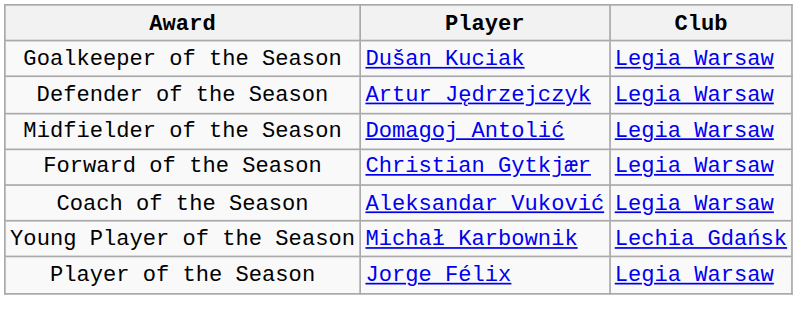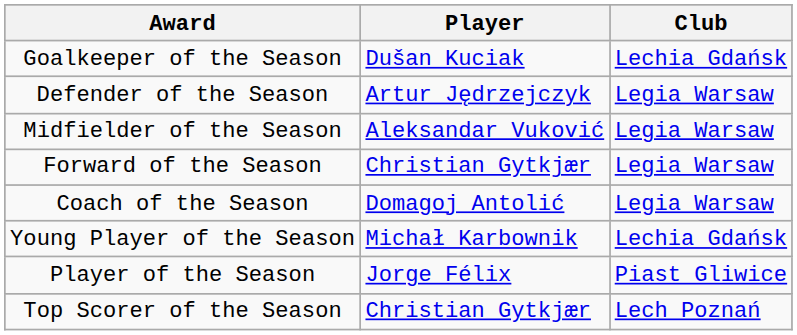(694, 59) Legia Warsaw -> (701, 59) Lechia Gdańsk
(465, 131) Domagoj Antolić -> (485, 131) Aleksandar Vuković
(485, 203) Aleksandar Vuković -> (465, 203) Domagoj Antolić
(694, 275) Legia Warsaw -> (701, 275) Piast Gliwice
+ row: (183, 311)
